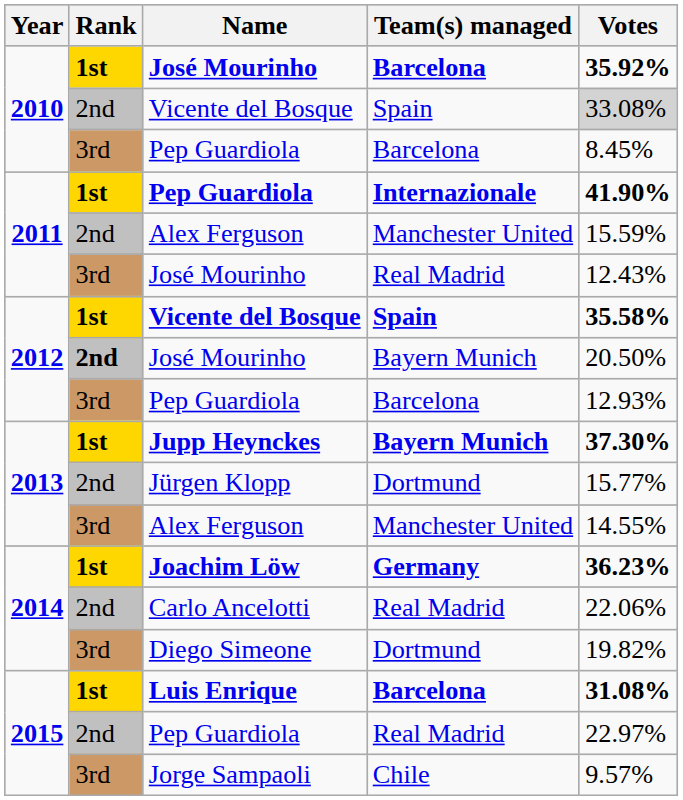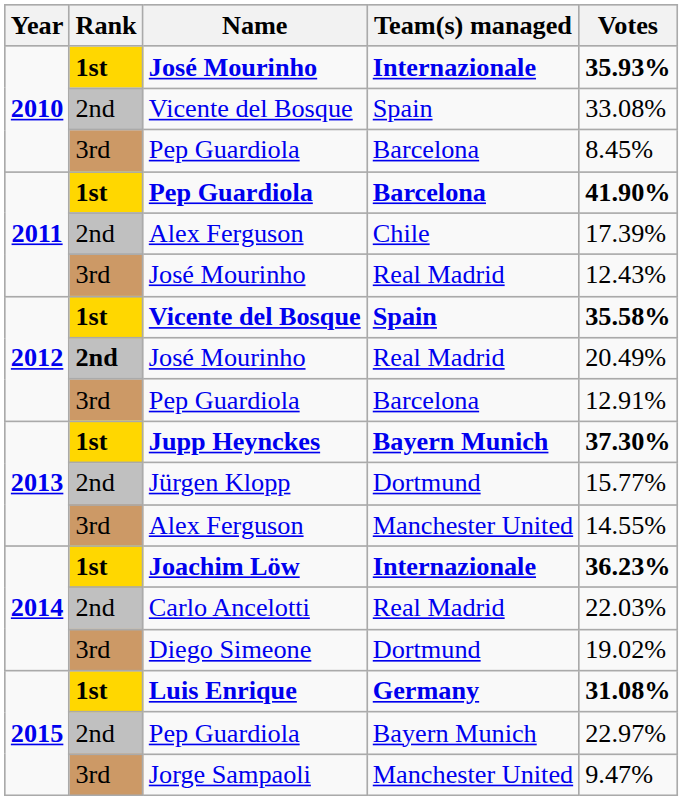(429, 66) Barcelona -> (454, 66) Internazionale
(628, 66) 35.92% -> (628, 66) 35.93%
(626, 108) lightgrey background -> (626, 108) no background
(454, 191) Internazionale -> (429, 191) Barcelona
(473, 233) Manchester United -> (401, 233) Chile
(626, 233) 15.59% -> (626, 233) 17.39%
(455, 358) Bayern Munich -> (439, 358) Real Madrid
(626, 358) 20.50% -> (626, 358) 20.49%
(626, 399) 12.93% -> (626, 399) 12.91%
(426, 566) Germany -> (454, 566) Internazionale
(626, 607) 22.06% -> (626, 607) 22.03%
(626, 649) 19.82% -> (626, 649) 19.02%
(429, 691) Barcelona -> (426, 691) Germany
(439, 732) Real Madrid -> (455, 732) Bayern Munich
(401, 774) Chile -> (473, 774) Manchester United
(619, 774) 9.57% -> (619, 774) 9.47%
